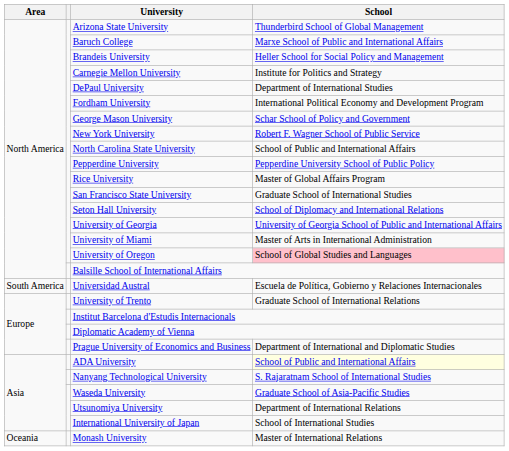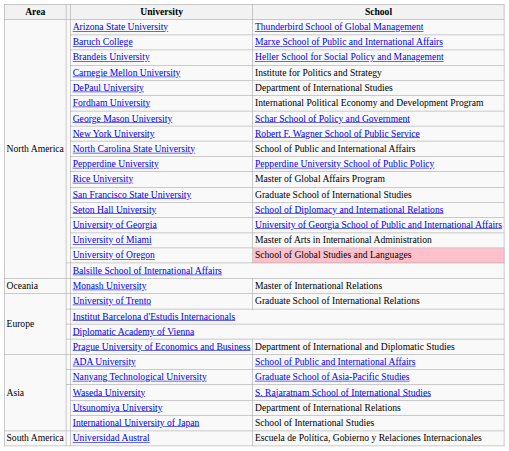rows swapped: (111, 286) <-> (110, 438)
(335, 362) lightyellow background -> (335, 362) no background
(343, 377) S. Rajaratnam School of International Studies -> (332, 377) Graduate School of Asia-Pacific Studies
(332, 392) Graduate School of Asia-Pacific Studies -> (343, 392) S. Rajaratnam School of International Studies
